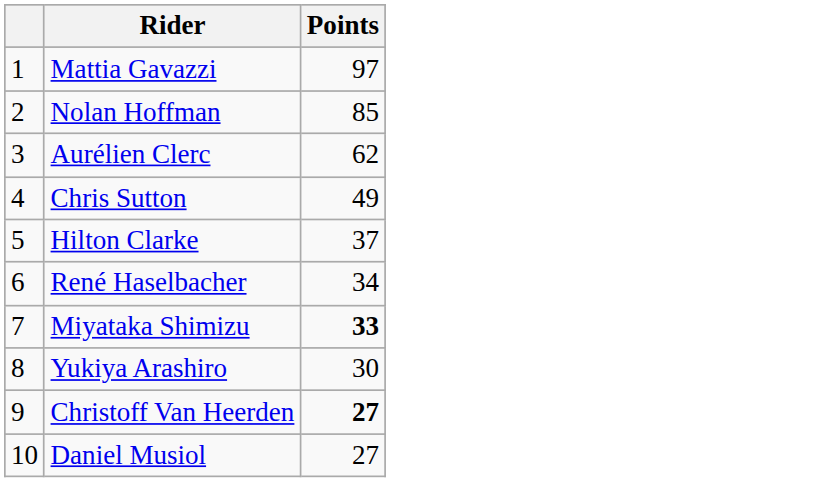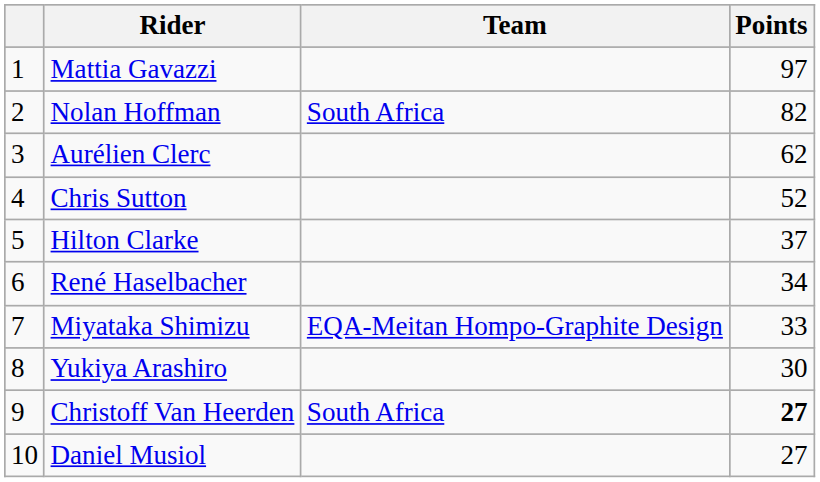+ column: (515, 25)
(365, 111) 85 -> (794, 111) 82
(365, 197) 49 -> (794, 197) 52
(365, 326) bold -> (794, 326) normal
